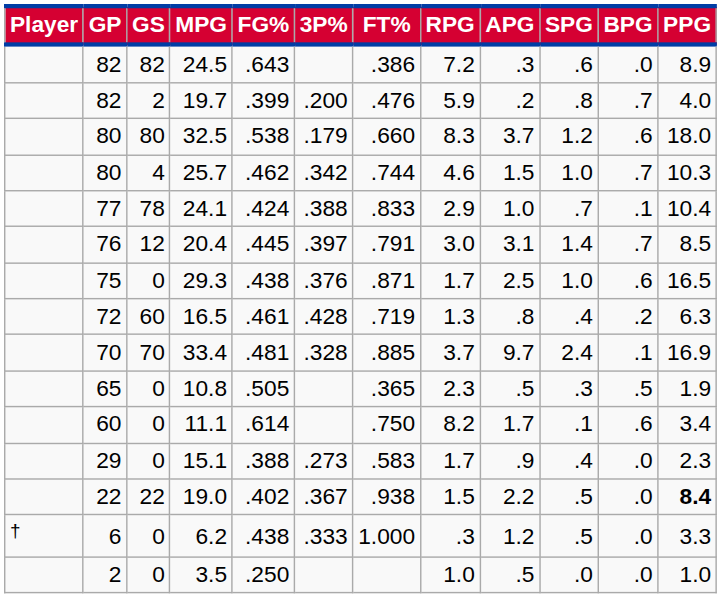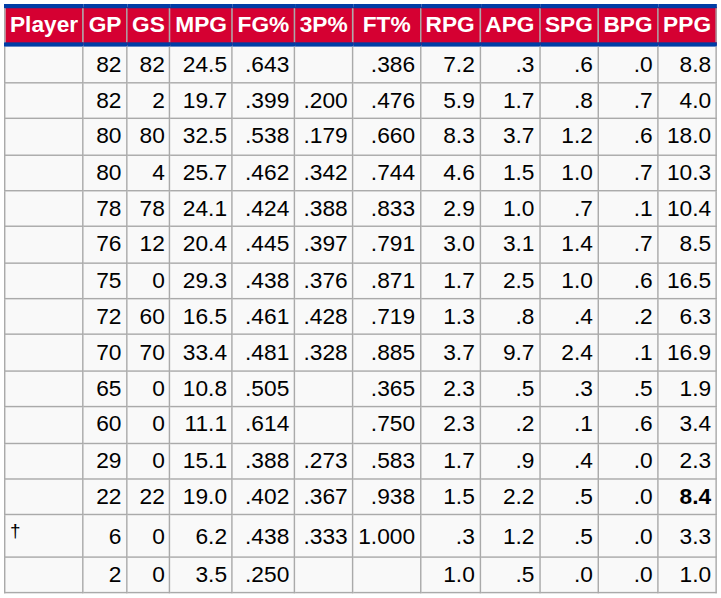(695, 64) 8.9 -> (695, 64) 8.8
(525, 100) .2 -> (519, 100) 1.7
(109, 208) 77 -> (109, 208) 78
(459, 424) 8.2 -> (459, 424) 2.3
(519, 424) 1.7 -> (525, 424) .2
